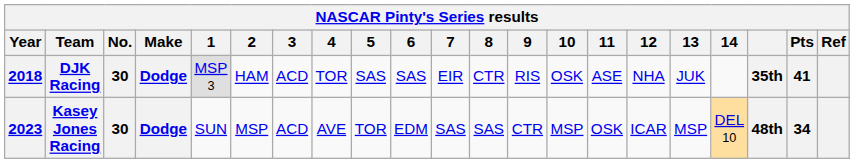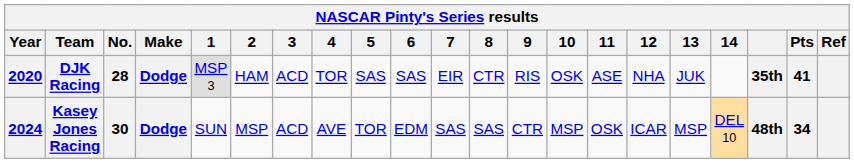(25, 76) 2018 -> (25, 76) 2020
(120, 76) 30 -> (120, 76) 28
(25, 128) 2023 -> (25, 128) 2024
